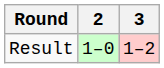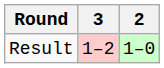columns swapped: (98, 19) <-> (139, 19)
